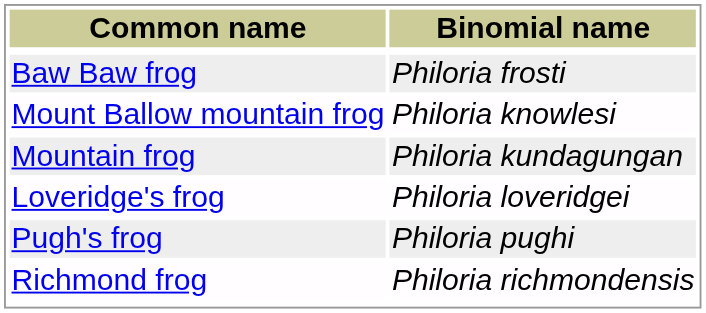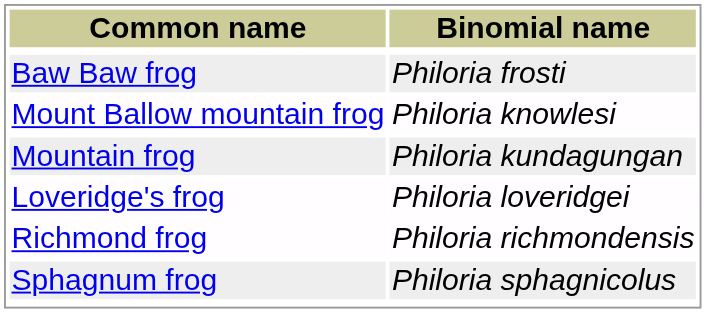- row: (87, 238)
+ row: (114, 279)
